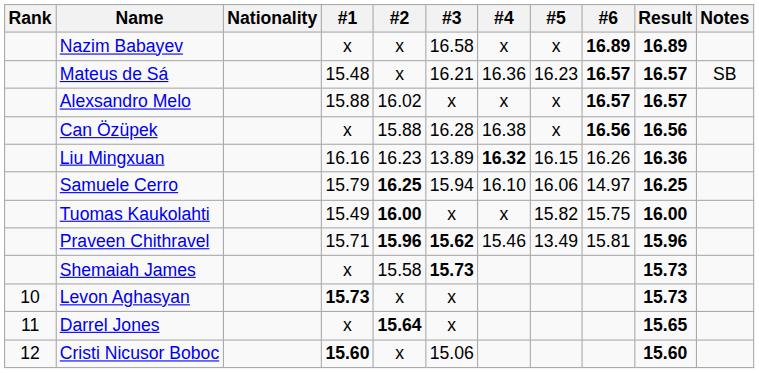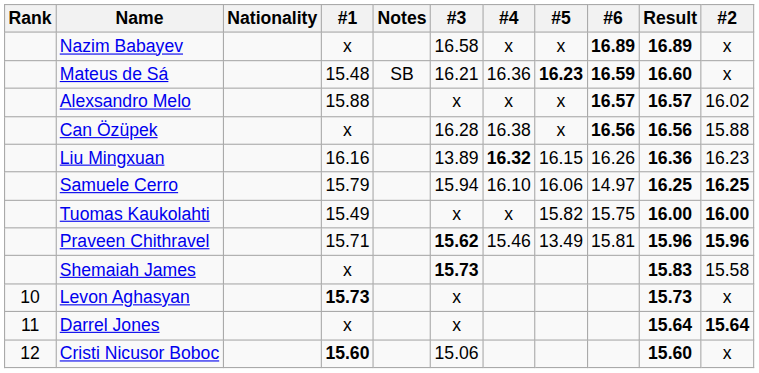columns swapped: (400, 18) <-> (725, 18)
(556, 74) normal -> (561, 74) bold
(608, 74) 16.57 -> (613, 74) 16.59
(665, 74) 16.57 -> (670, 74) 16.60
(665, 269) 15.73 -> (670, 269) 15.83
(665, 325) 15.65 -> (670, 325) 15.64
